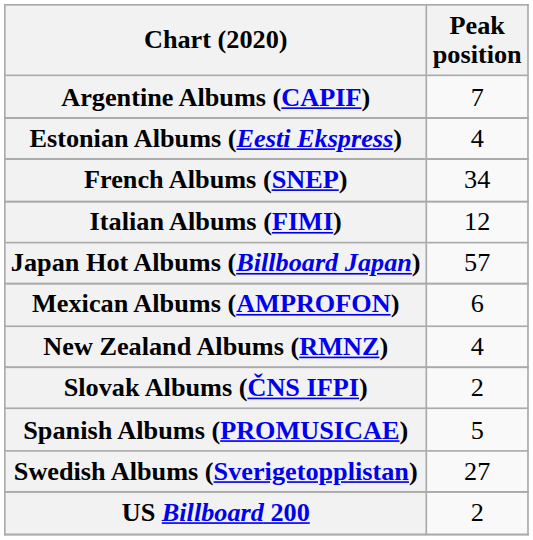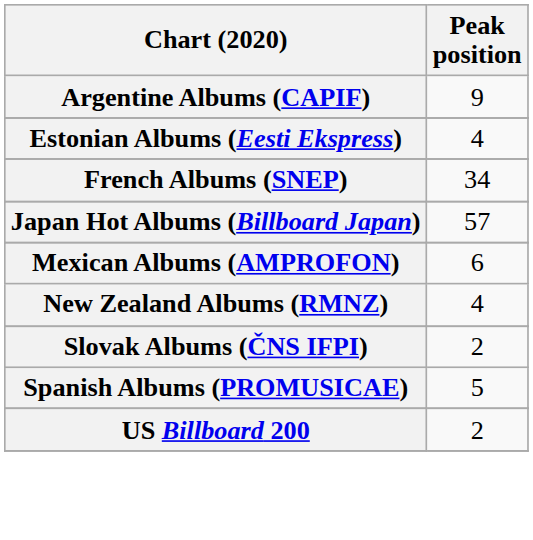(477, 96) 7 -> (477, 96) 9
- row: (216, 221)
- row: (216, 470)
